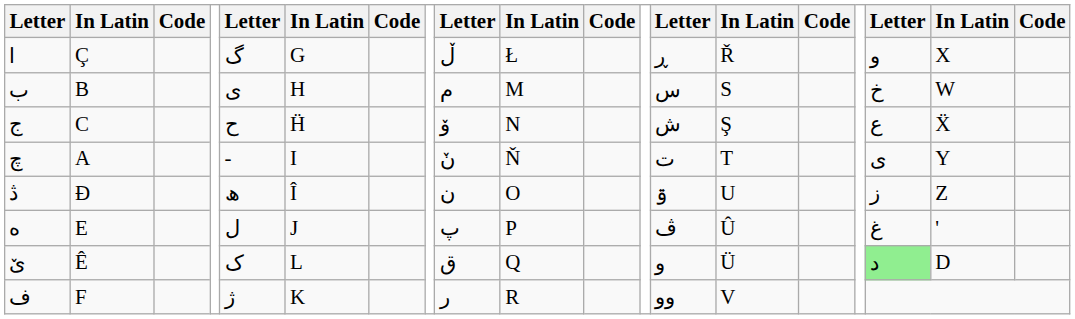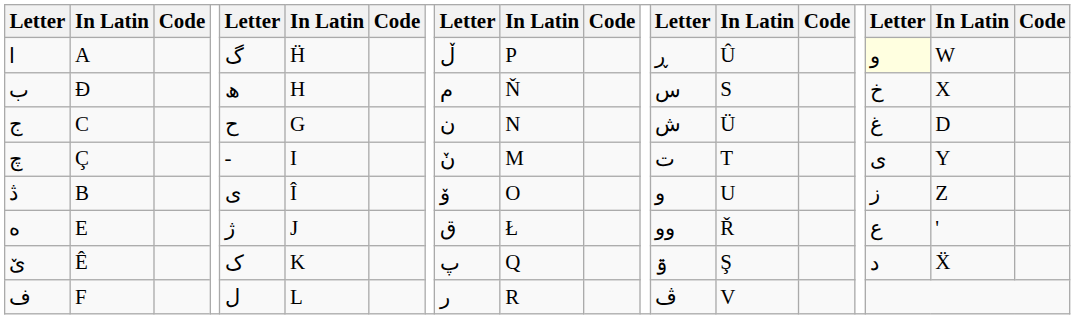(82, 55) Ç -> (83, 55) A
(298, 55) G -> (298, 55) Ḧ
(512, 55) Ł -> (511, 55) P
(727, 55) Ř -> (728, 55) Û
(875, 55) no background -> (875, 55) lightyellow background
(943, 55) X -> (945, 55) W
(82, 89) B -> (83, 89) Đ
(233, 90) ی -> (232, 90) ھ
(514, 89) M -> (513, 89) Ň
(945, 89) W -> (943, 89) X
(298, 124) Ḧ -> (298, 124) G
(445, 124) ۆ -> (447, 124) ن
(726, 124) Ş -> (728, 124) Ü
(876, 124) ع -> (876, 124) غ
(943, 124) Ẍ -> (943, 124) D
(83, 158) A -> (82, 158) Ç
(513, 158) Ň -> (514, 158) M
(83, 193) Đ -> (82, 193) B
(232, 193) ھ -> (233, 193) ی
(447, 193) ن -> (445, 193) ۆ
(661, 193) ۊ -> (660, 193) و
(232, 228) ل -> (230, 228) ژ
(449, 228) پ -> (447, 228) ق
(511, 227) P -> (512, 227) Ł
(666, 228) ڤ -> (665, 228) وو
(728, 227) Û -> (727, 227) Ř
(876, 228) غ -> (876, 228) ع
(296, 262) L -> (298, 262) K
(447, 262) ق -> (449, 262) پ
(660, 262) و -> (661, 262) ۊ
(728, 262) Ü -> (726, 262) Ş
(874, 262) lightgreen background -> (874, 262) no background
(943, 262) D -> (943, 262) Ẍ
(230, 297) ژ -> (232, 297) ل
(298, 296) K -> (296, 296) L
(665, 297) وو -> (666, 297) ڤ
